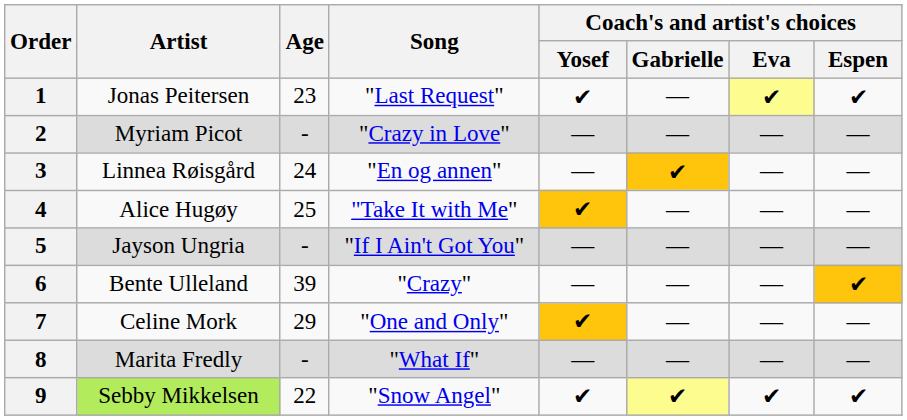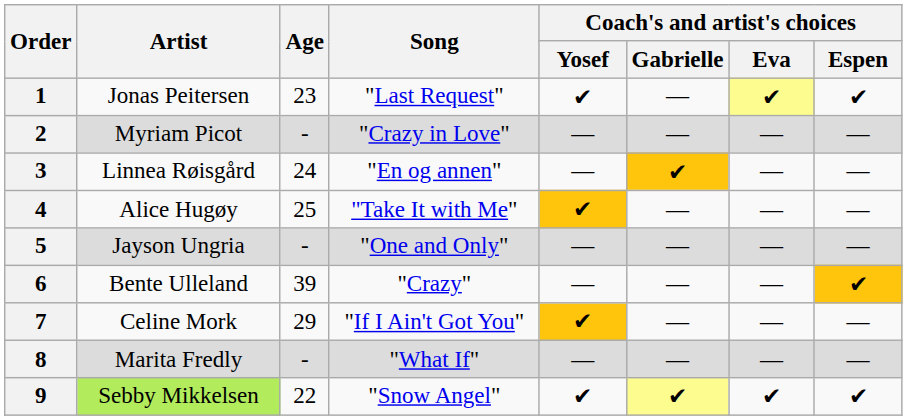(434, 246) "If I Ain't Got You" -> (434, 246) "One and Only"
(434, 321) "One and Only" -> (434, 321) "If I Ain't Got You"
